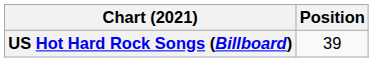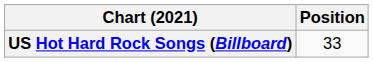(332, 43) 39 -> (332, 43) 33
